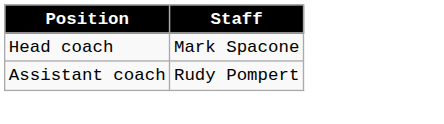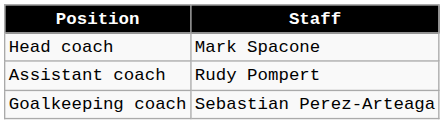+ row: (98, 104)
